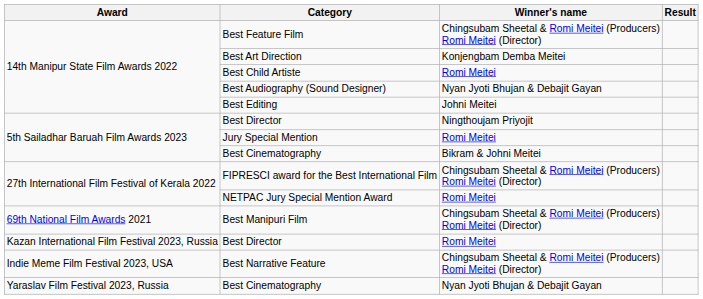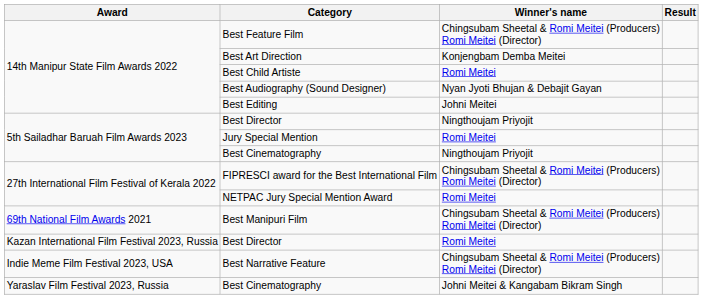(491, 154) Bikram & Johni Meitei -> (487, 154) Ningthoujam Priyojit
(522, 286) Nyan Jyoti Bhujan & Debajit Gayan -> (532, 286) Johni Meitei & Kangabam Bikram Singh
